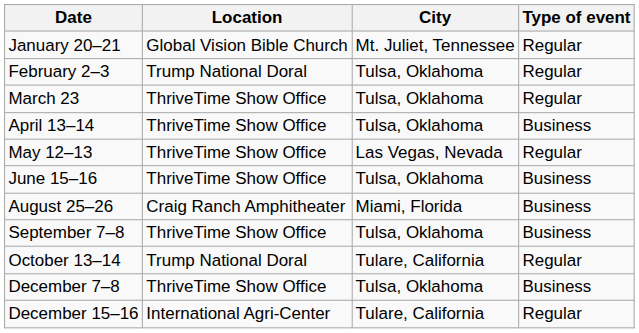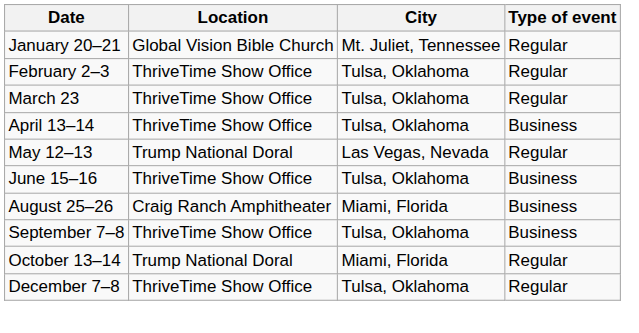(227, 71) Trump National Doral -> (222, 71) ThriveTime Show Office
(236, 152) ThriveTime Show Office -> (213, 152) Trump National Doral
(420, 260) Tulare, California -> (395, 260) Miami, Florida
(557, 286) Business -> (538, 286) Regular
- row: (73, 313)
